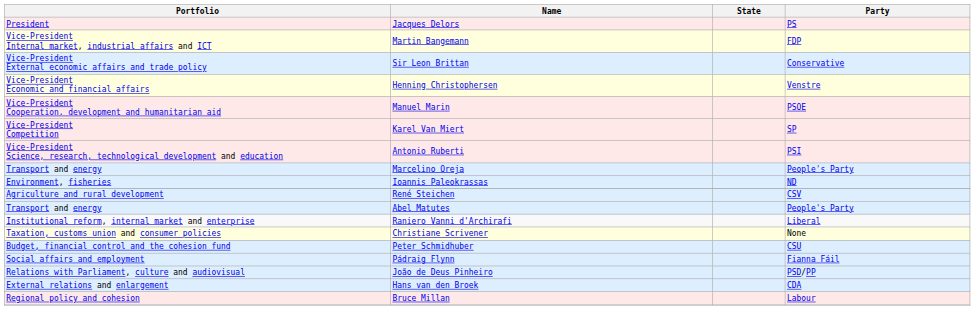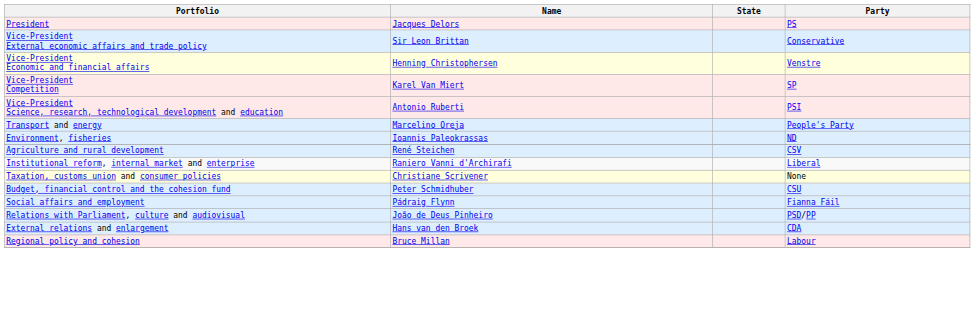- row: (431, 41)
- row: (421, 107)
- row: (421, 208)
